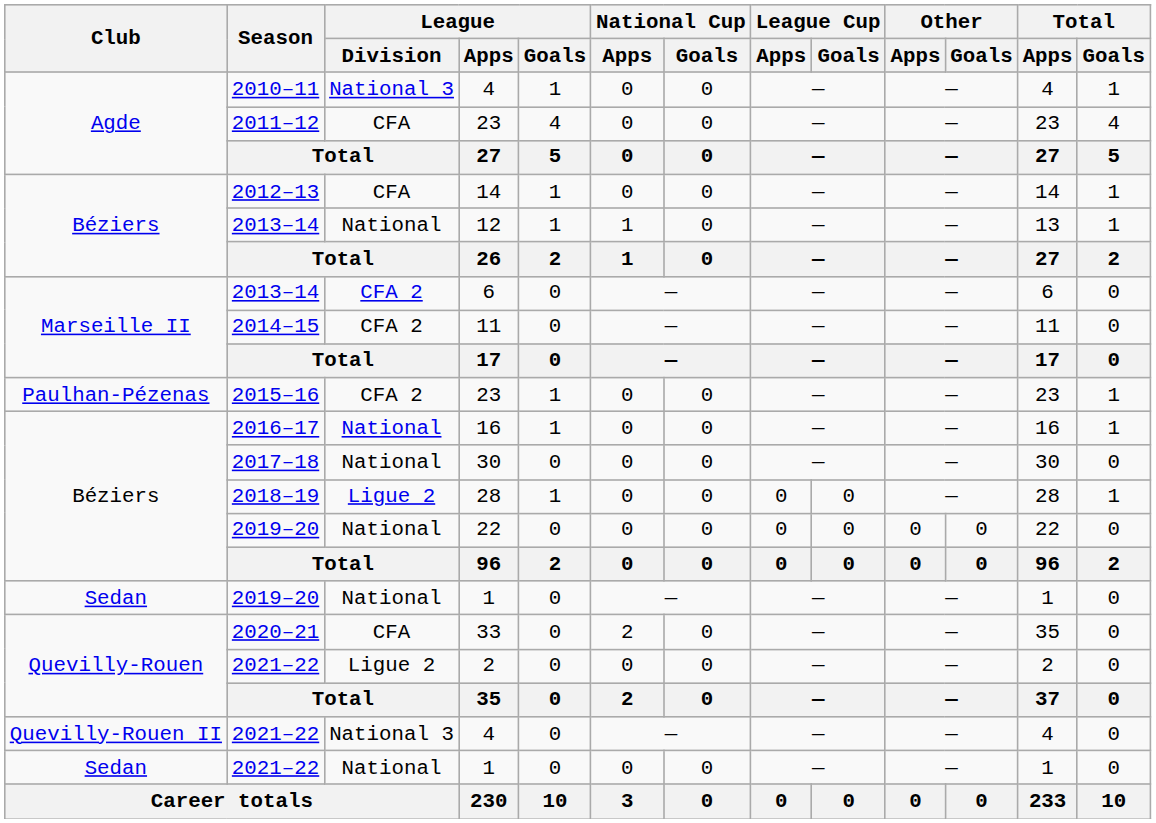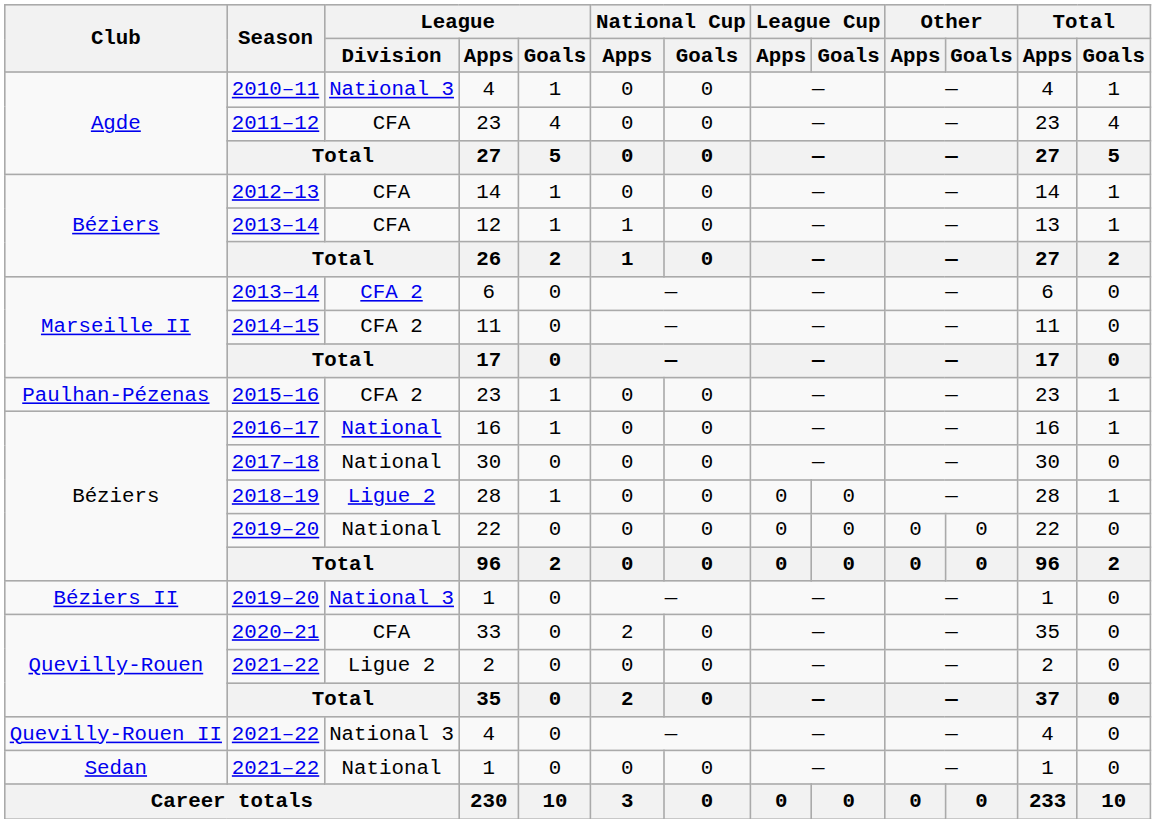(392, 225) National -> (392, 225) CFA
(116, 598) Sedan -> (116, 598) Béziers II
(392, 598) National -> (392, 598) National 3
